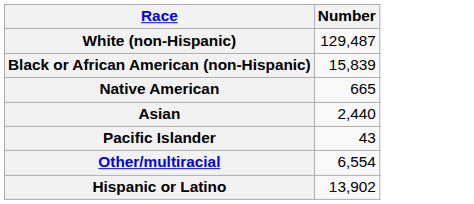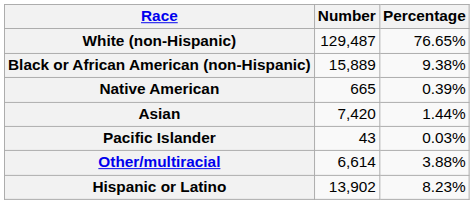+ column: (424, 16)
(352, 65) 15,839 -> (352, 65) 15,889
(357, 114) 2,440 -> (357, 114) 7,420
(357, 162) 6,554 -> (357, 162) 6,614
